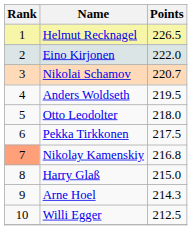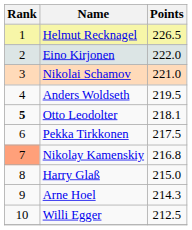(167, 74) 220.7 -> (167, 74) 221.0
(22, 114) normal -> (22, 114) bold
(167, 114) 218.0 -> (167, 114) 218.1
